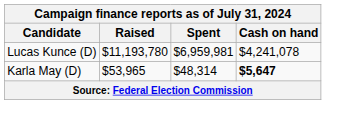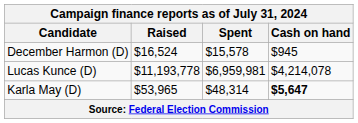+ row: (68, 52)
(135, 52) $11,193,780 -> (167, 71) $11,193,778
(269, 52) $4,241,078 -> (301, 71) $4,214,078
